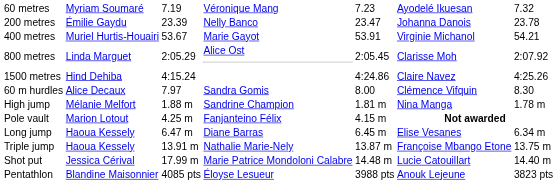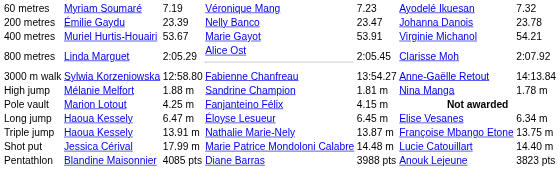- row: (32, 76)
- row: (34, 90)
+ row: (33, 76)
(233, 133) Diane Barras -> (240, 118) Éloyse Lesueur
(239, 175) Éloyse Lesueur -> (235, 161) Diane Barras
